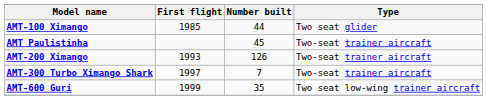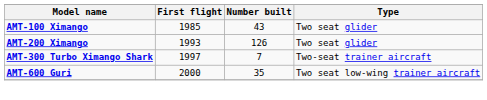(259, 27) 44 -> (259, 27) 43
- row: (47, 42)
(364, 57) Two-seat trainer aircraft -> (337, 42) Two seat glider
(190, 87) 1999 -> (190, 72) 2000
